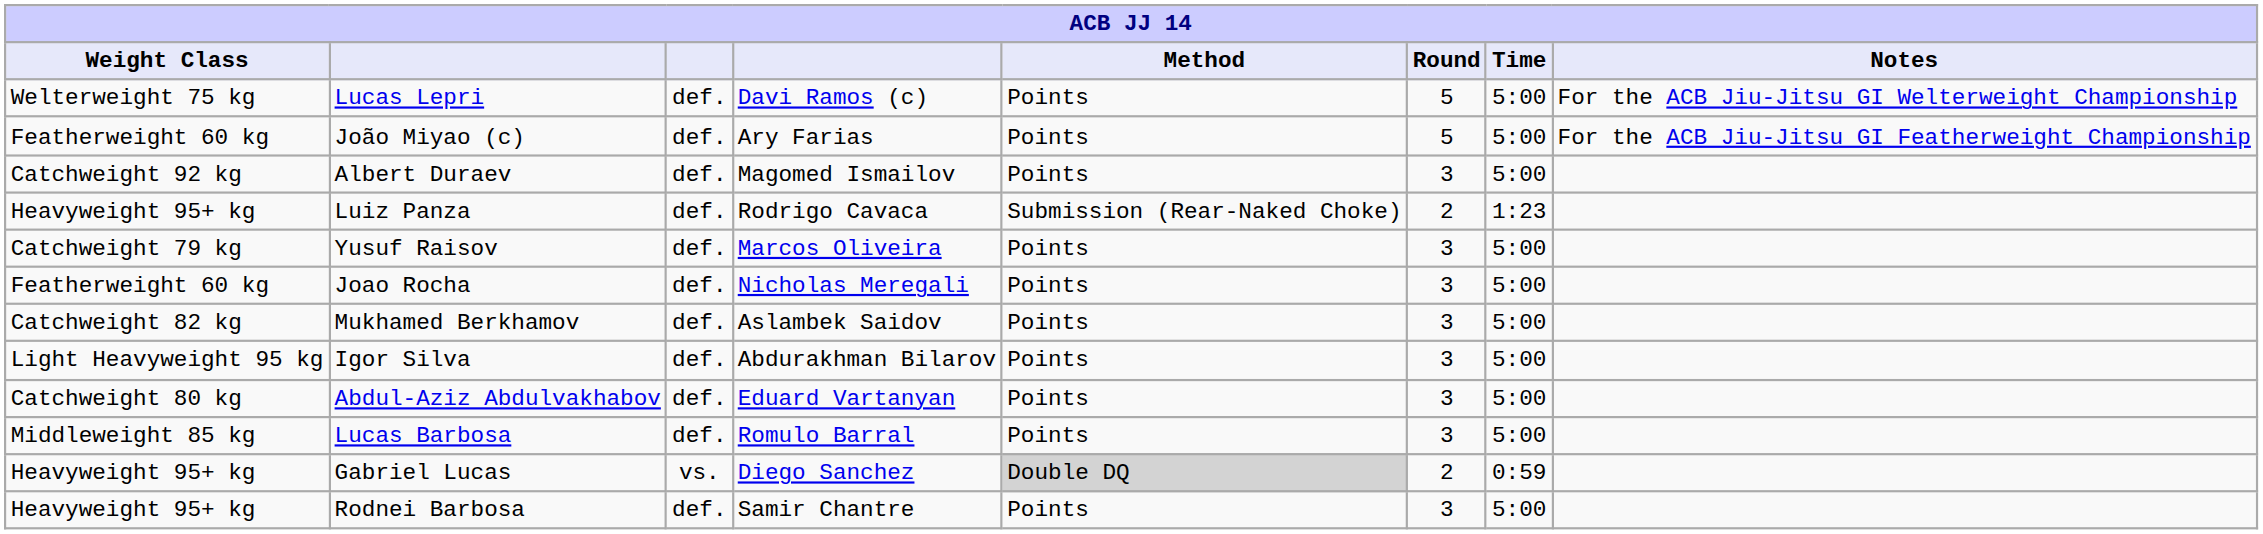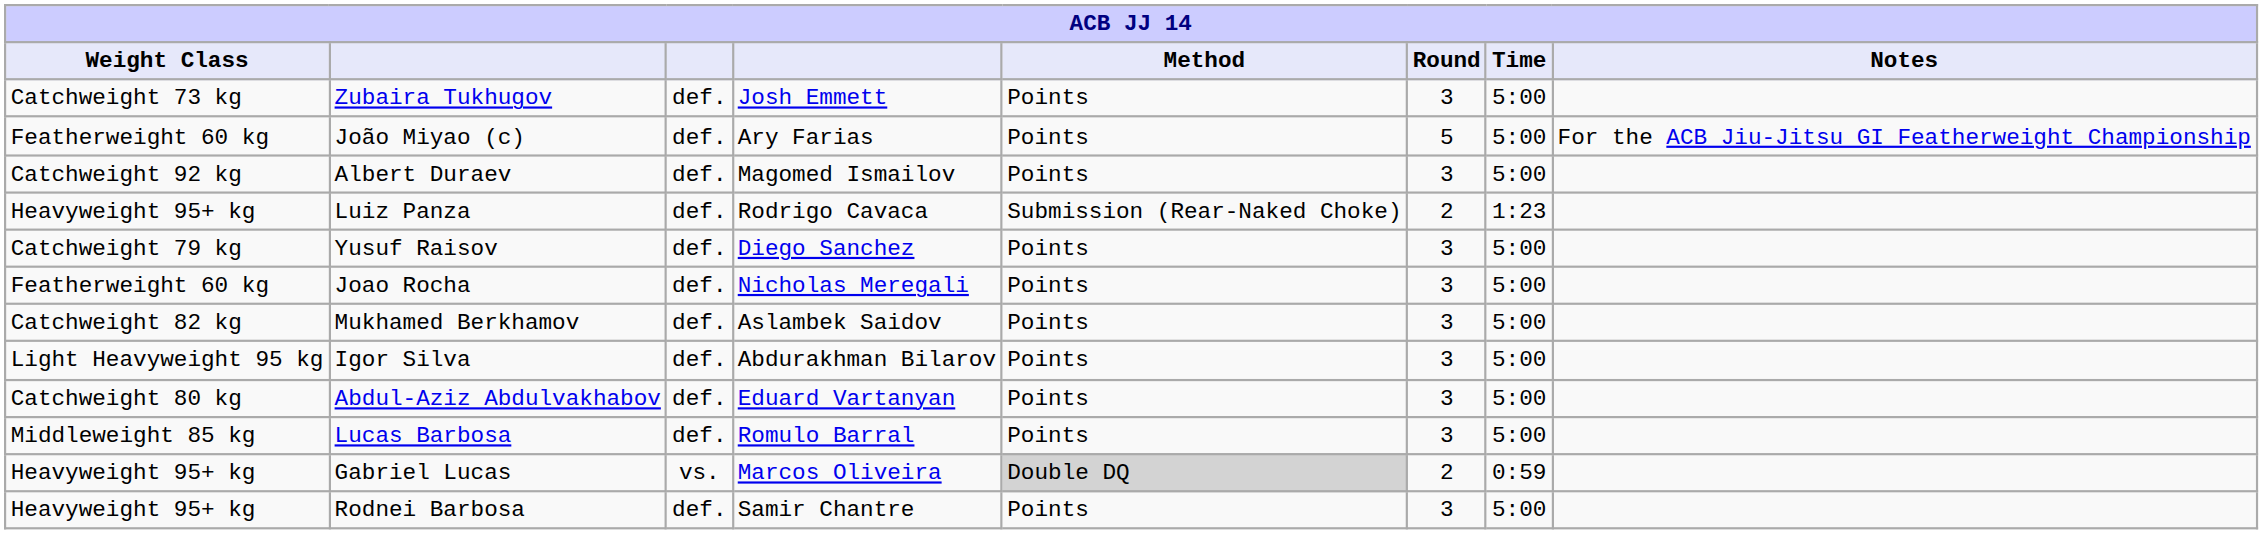- row: (409, 99)
+ row: (443, 99)
(840, 249) Marcos Oliveira -> (826, 249) Diego Sanchez
(826, 473) Diego Sanchez -> (840, 473) Marcos Oliveira
